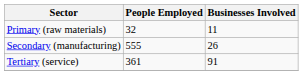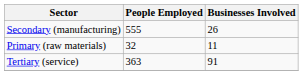rows swapped: (56, 29) <-> (64, 45)
(133, 62) 361 -> (133, 62) 363
